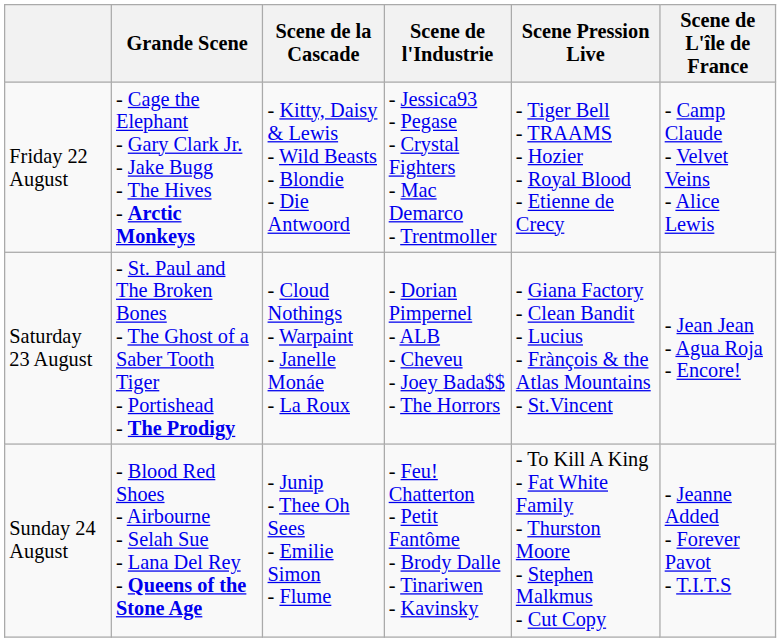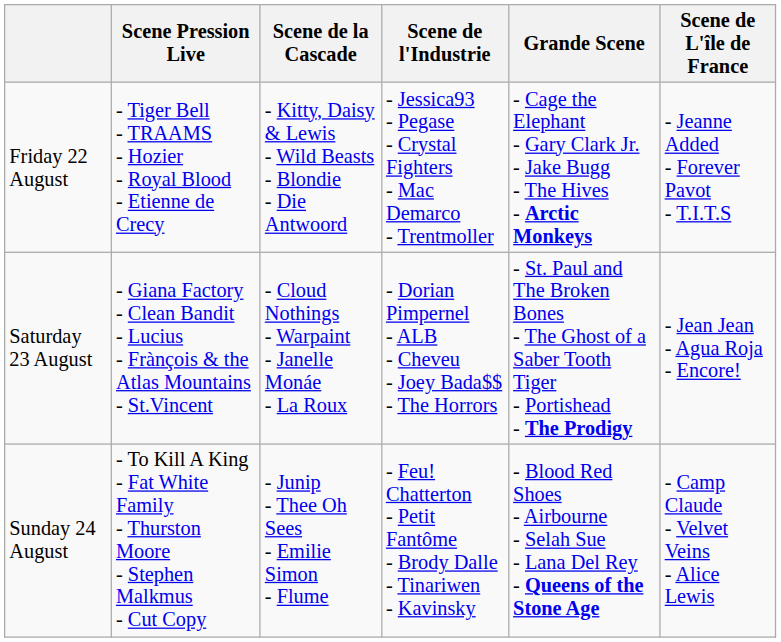columns swapped: (187, 43) <-> (586, 43)
(696, 167) - Camp Claude - Velvet Veins - Alice Lewis -> (702, 167) - Jeanne Added - Forever Pavot - T.I.T.S
(702, 540) - Jeanne Added - Forever Pavot - T.I.T.S -> (696, 540) - Camp Claude - Velvet Veins - Alice Lewis
